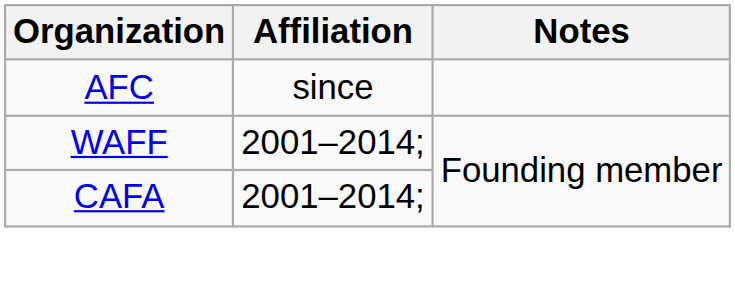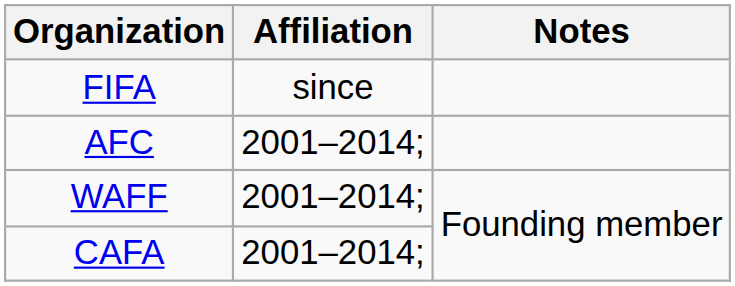+ row: (119, 87)
(333, 87) since -> (333, 142) 2001–2014;
